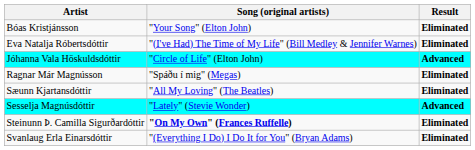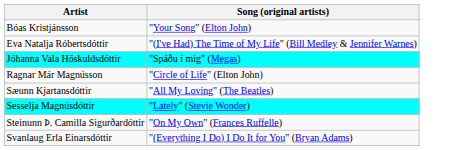- column: (445, 12)
(206, 59) "Circle of Life" (Elton John) -> (195, 59) "Spáðu í mig" (Megas)
(195, 75) "Spáðu í mig" (Megas) -> (206, 75) "Circle of Life" (Elton John)
(220, 122) bold -> (215, 122) normal
